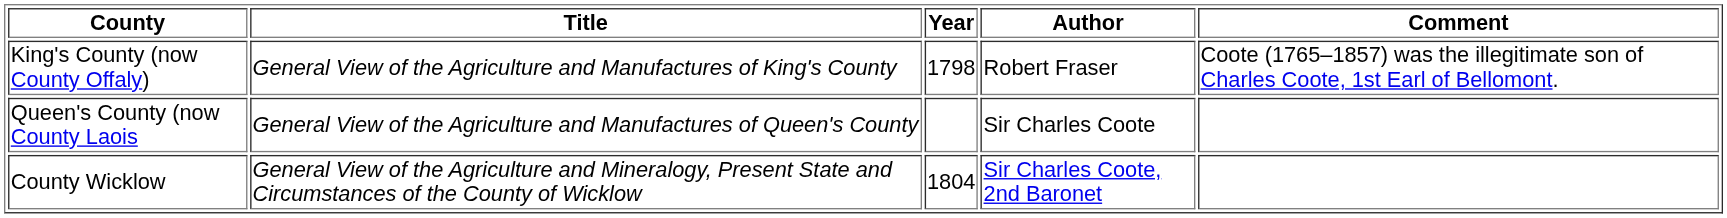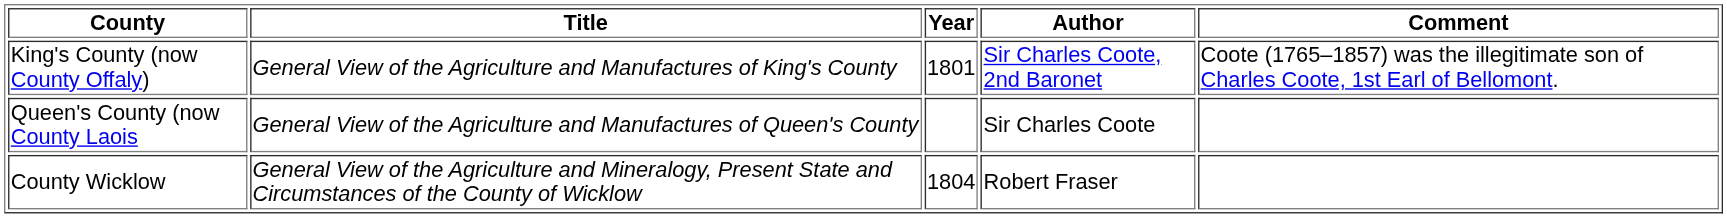(951, 67) 1798 -> (951, 67) 1801
(1051, 67) Robert Fraser -> (1072, 67) Sir Charles Coote, 2nd Baronet
(1072, 181) Sir Charles Coote, 2nd Baronet -> (1051, 181) Robert Fraser
